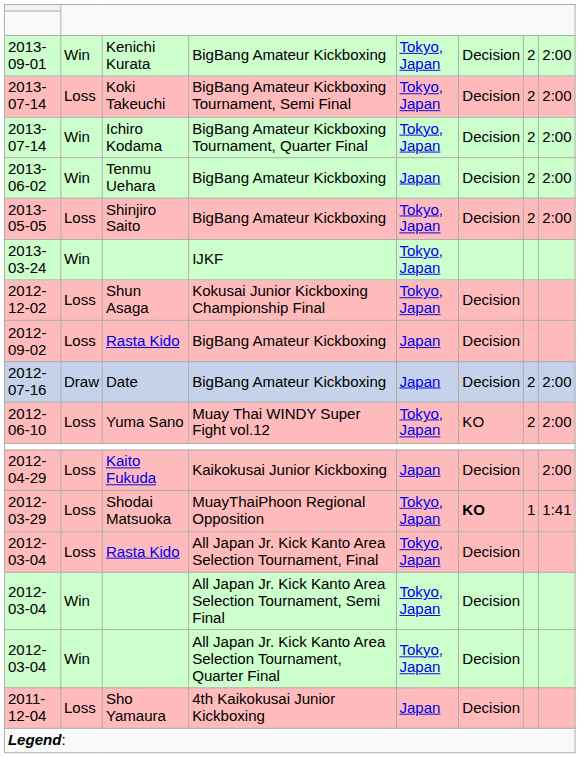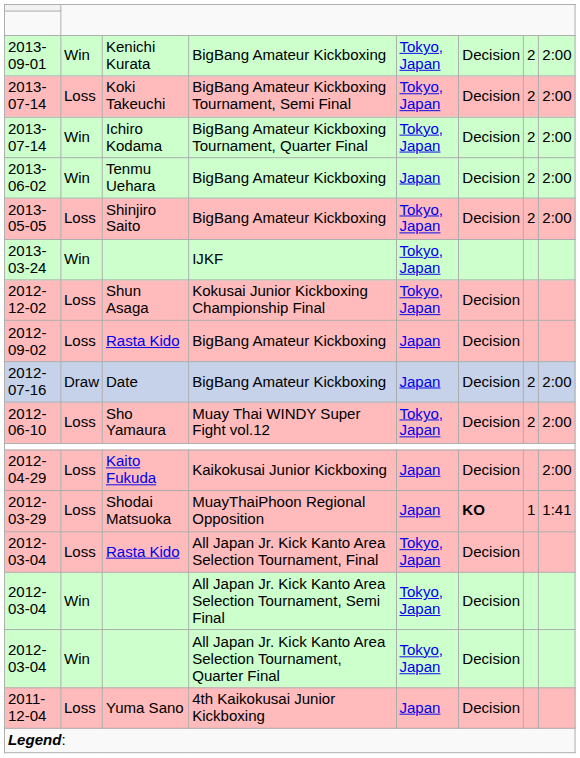(145, 422) Yuma Sano -> (136, 422) Sho Yamaura
(473, 422) KO -> (491, 422) Decision
(421, 511) Tokyo, Japan -> (420, 511) Japan
(136, 708) Sho Yamaura -> (145, 708) Yuma Sano
